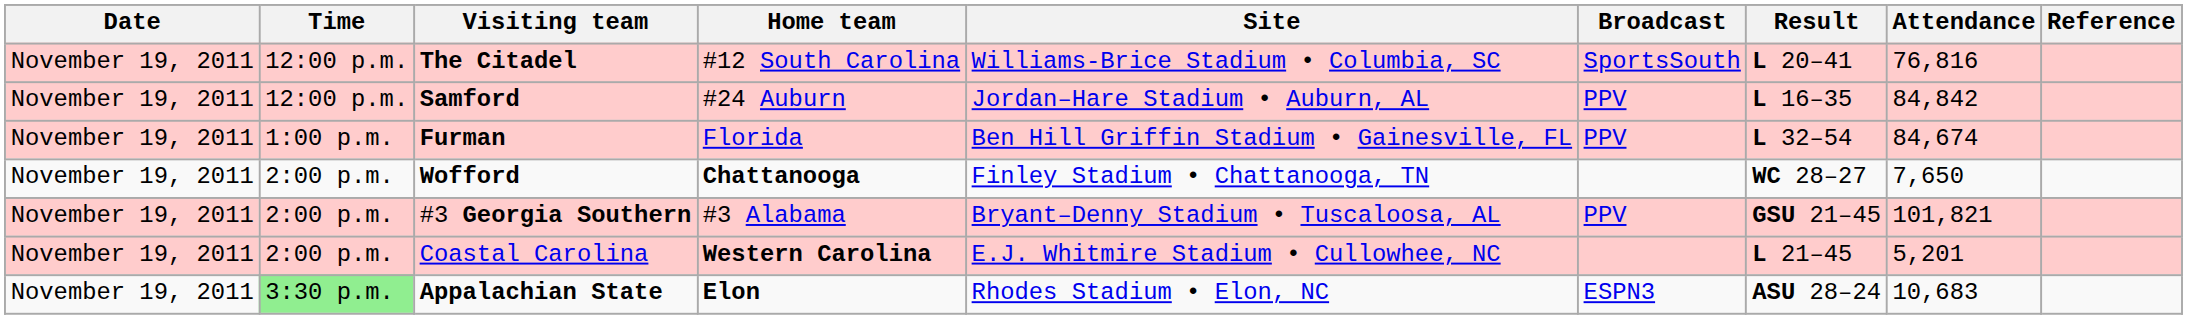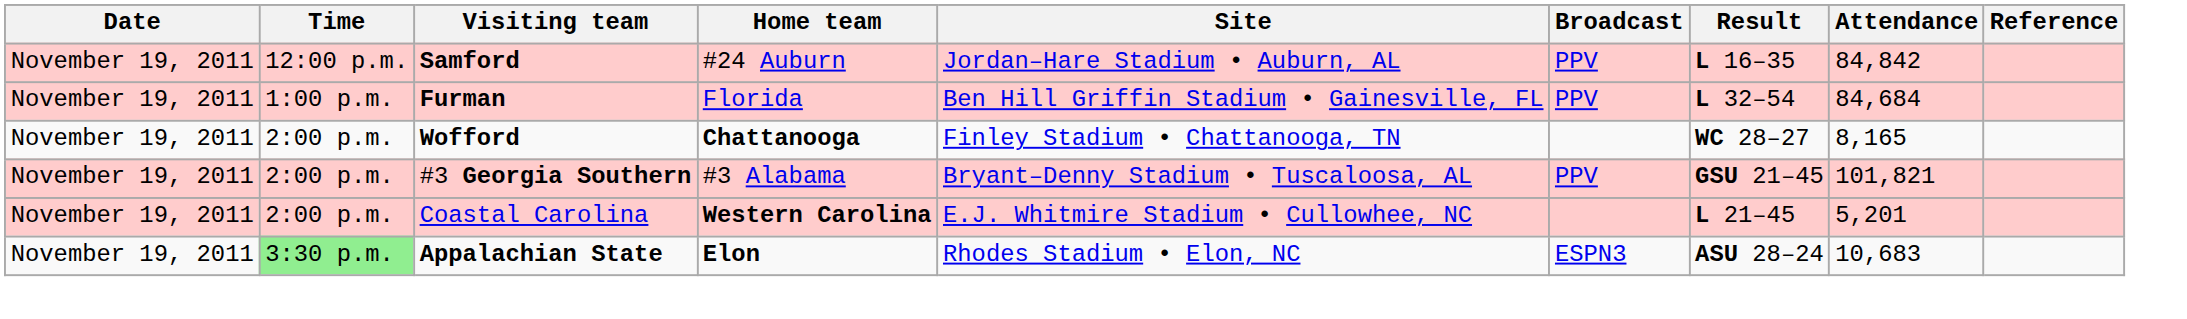- row: (498, 63)
(1935, 140) 84,674 -> (1878, 102) 84,684
(1928, 178) 7,650 -> (1871, 140) 8,165
